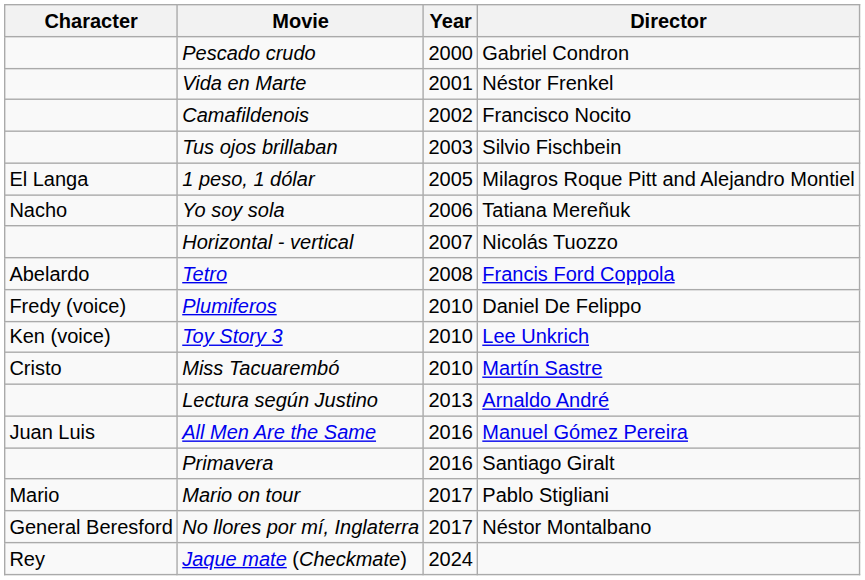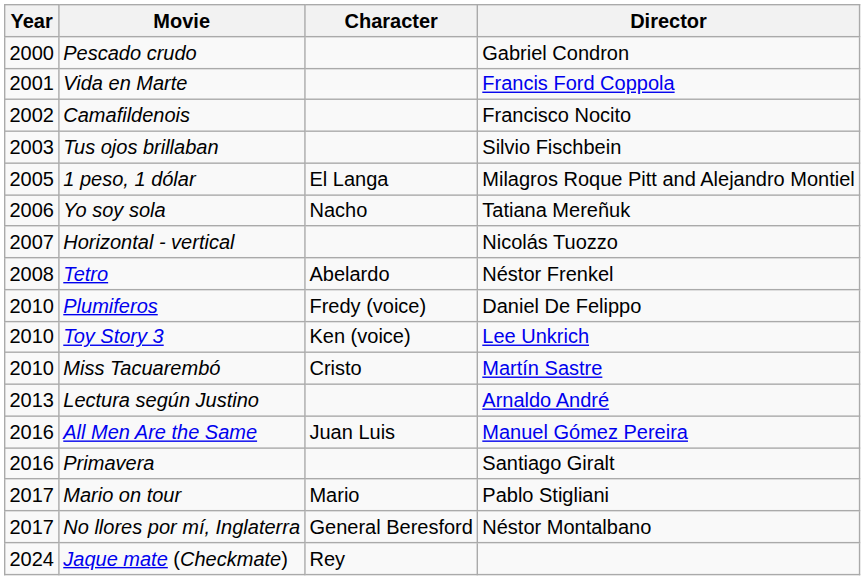columns swapped: (451, 21) <-> (91, 21)
(548, 84) Néstor Frenkel -> (578, 84) Francis Ford Coppola
(578, 274) Francis Ford Coppola -> (548, 274) Néstor Frenkel
